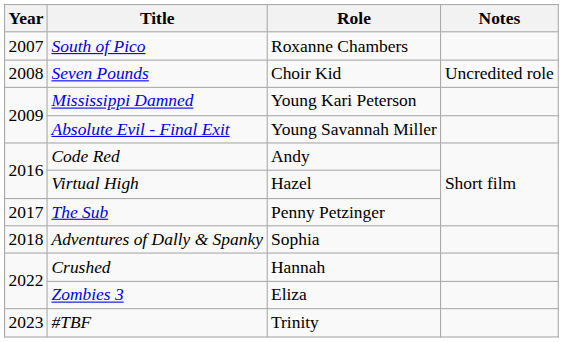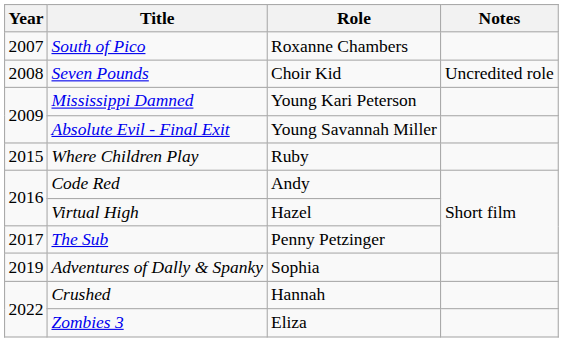+ row: (125, 156)
(26, 239) 2018 -> (26, 267) 2019
- row: (71, 322)
